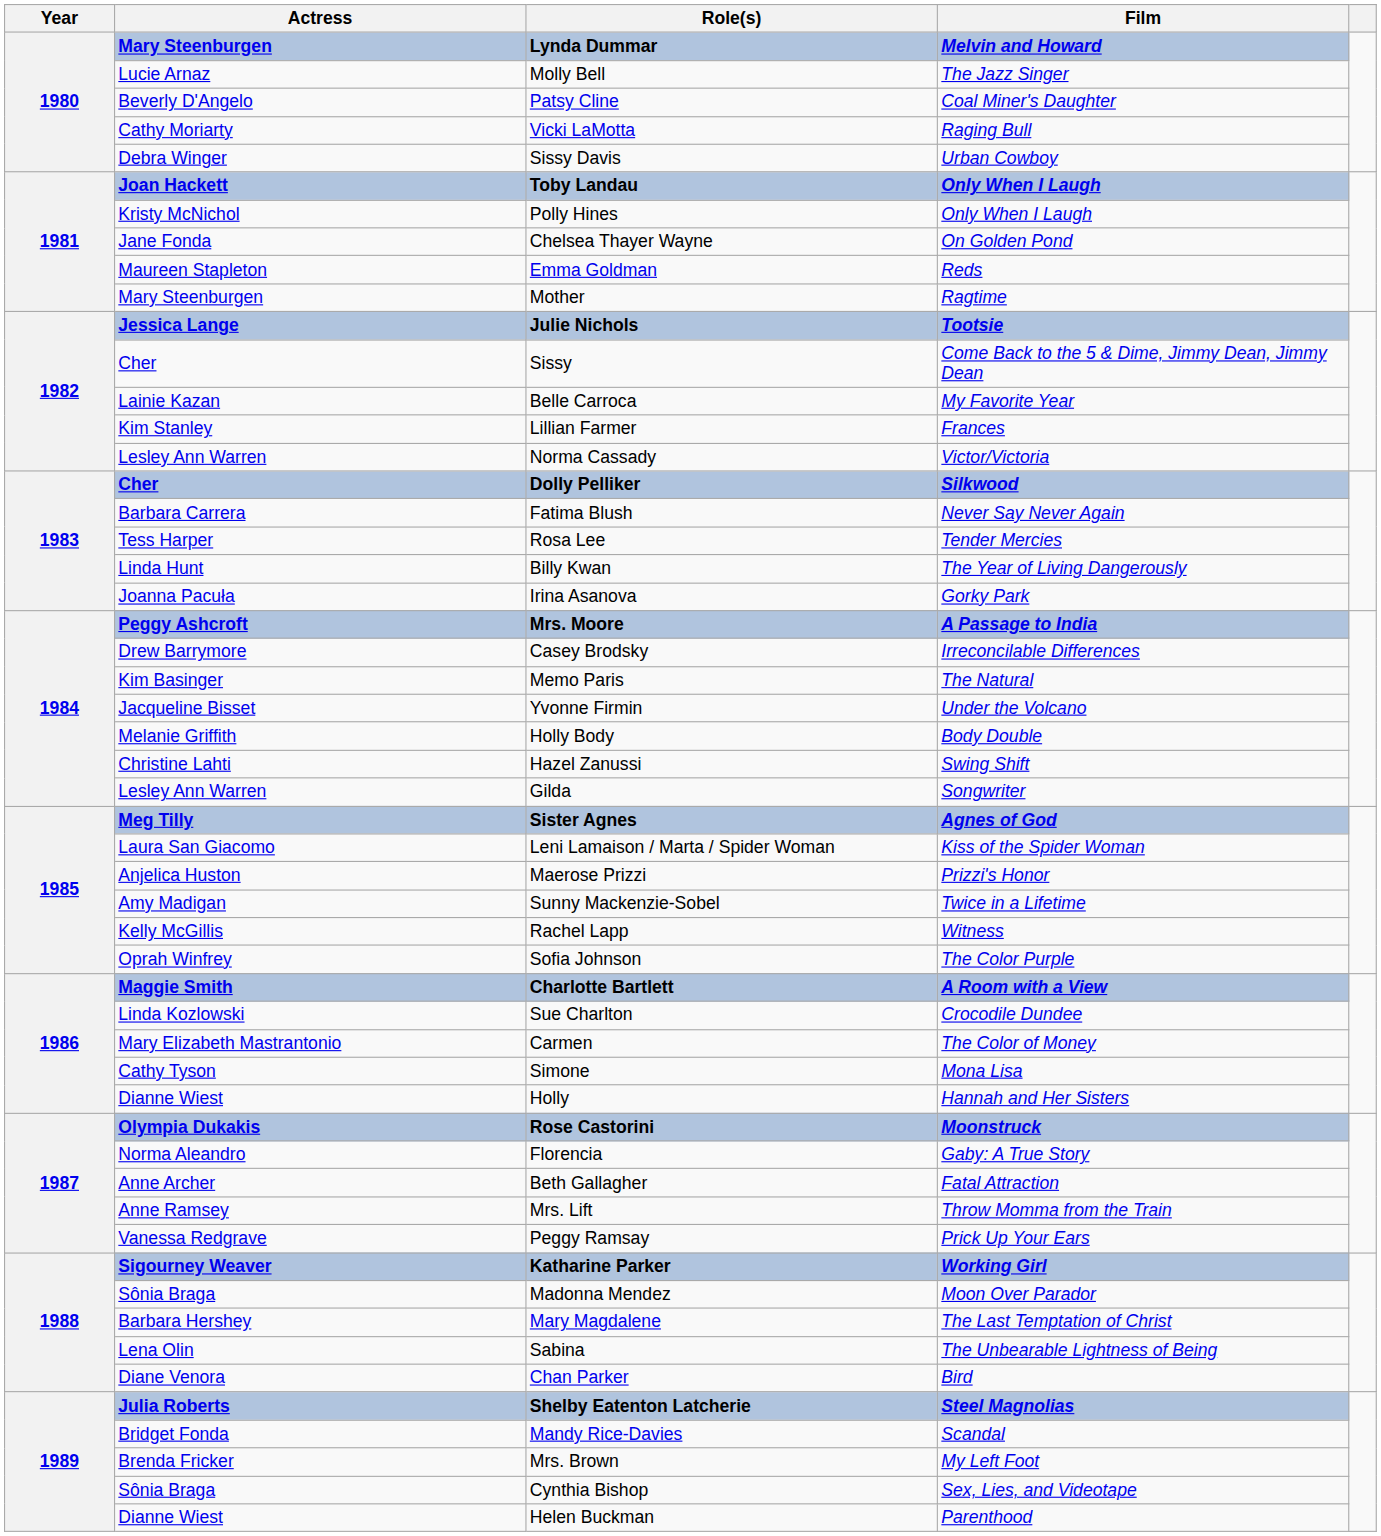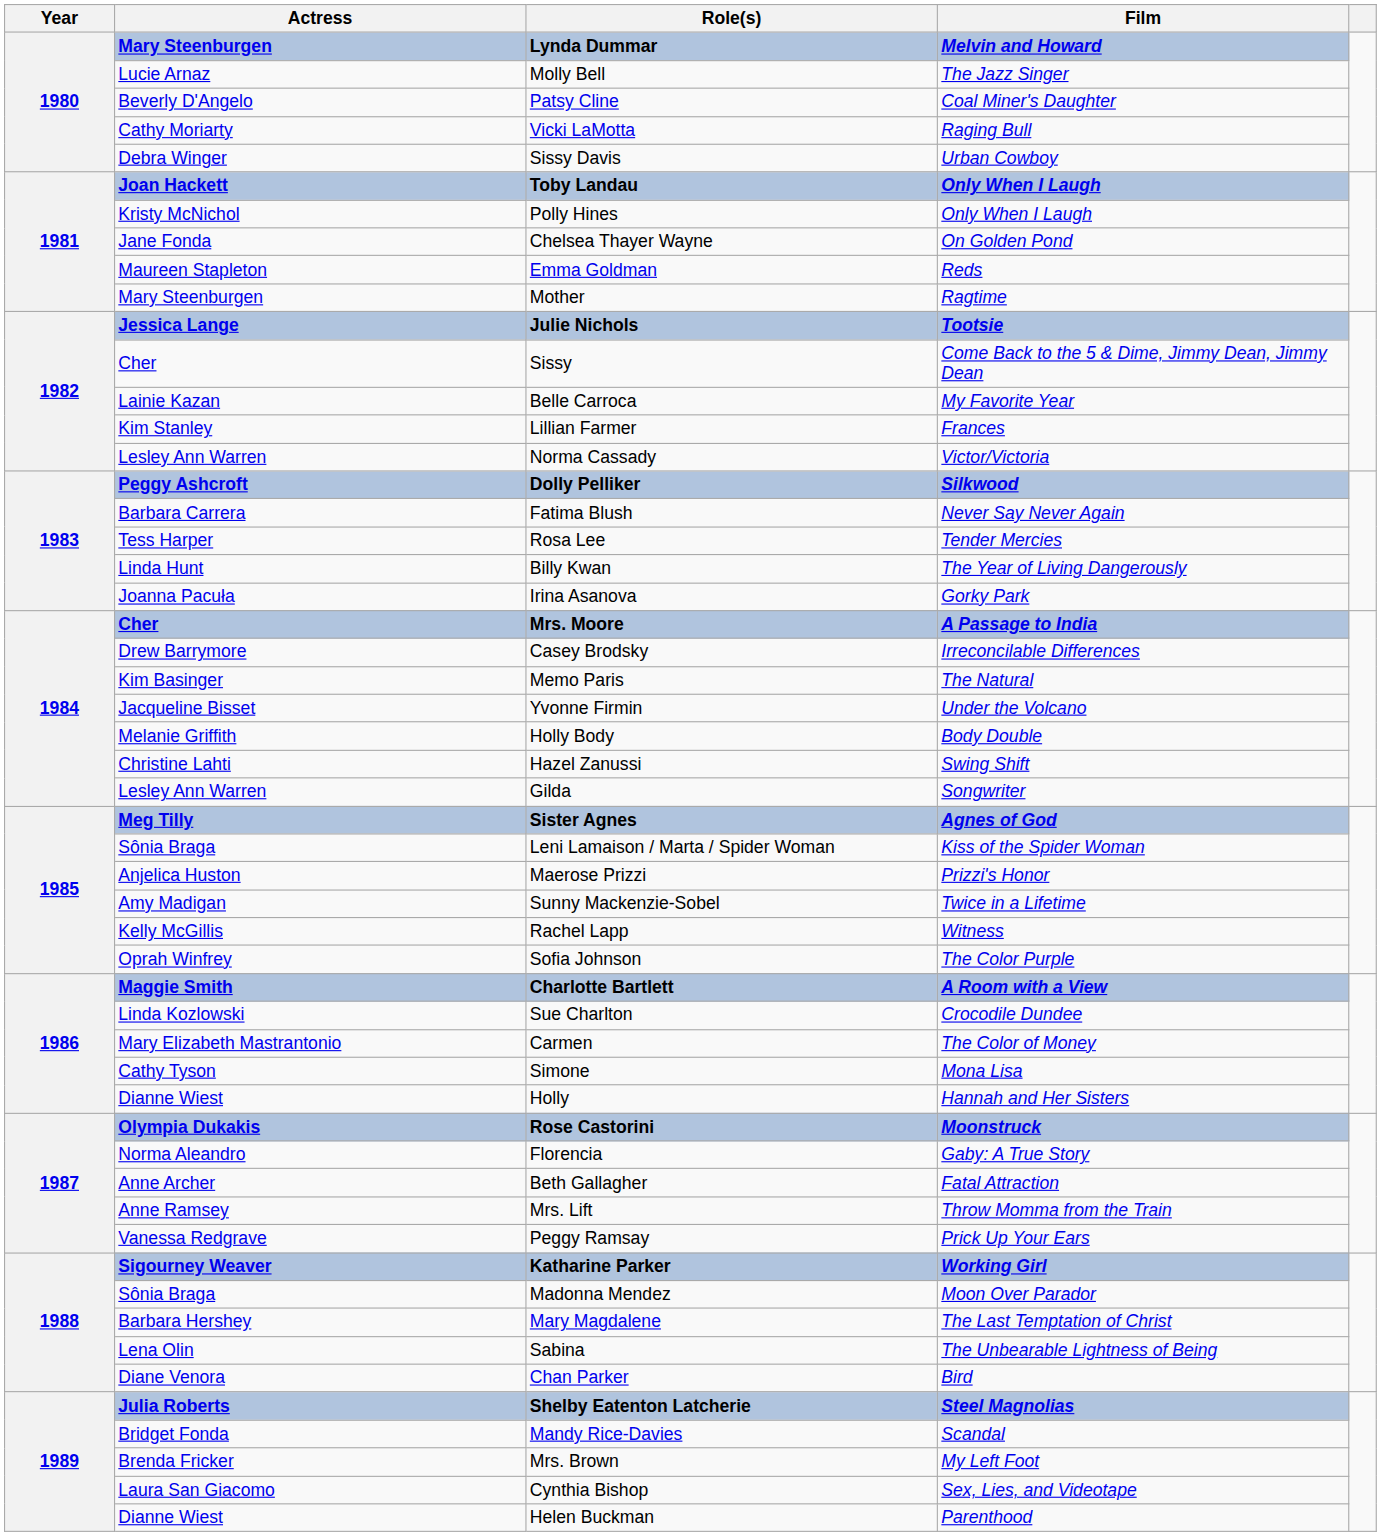(138, 484) Cher -> (183, 484) Peggy Ashcroft
(183, 624) Peggy Ashcroft -> (138, 624) Cher
(197, 847) Laura San Giacomo -> (167, 847) Sônia Braga
(167, 1489) Sônia Braga -> (197, 1489) Laura San Giacomo
